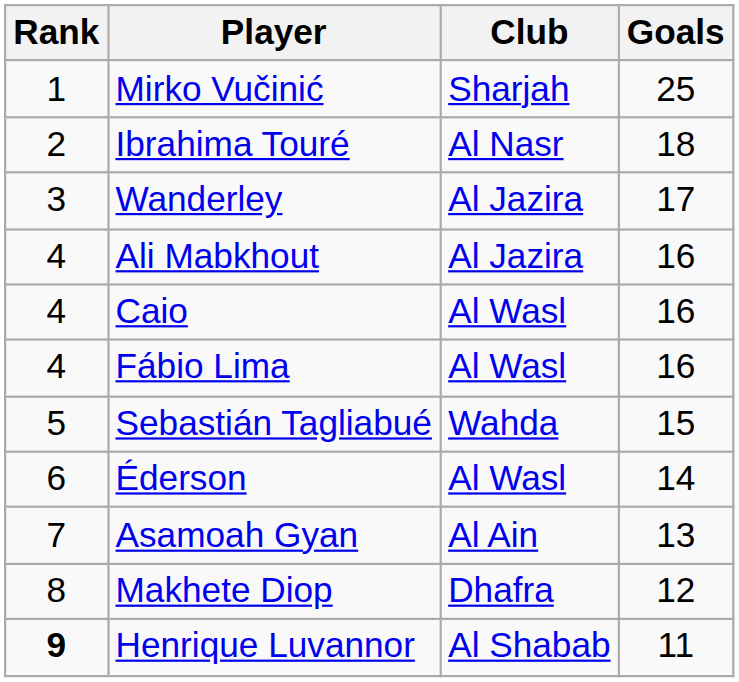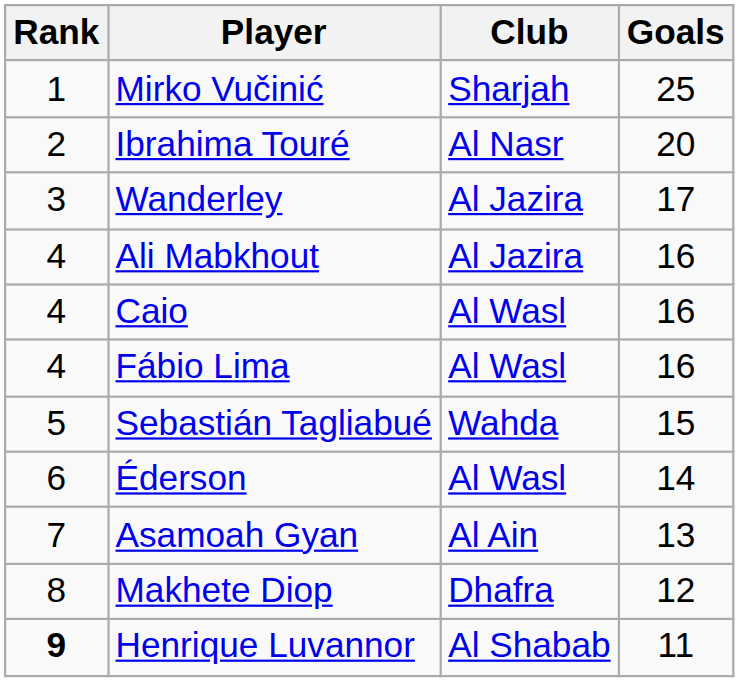(676, 144) 18 -> (676, 144) 20
